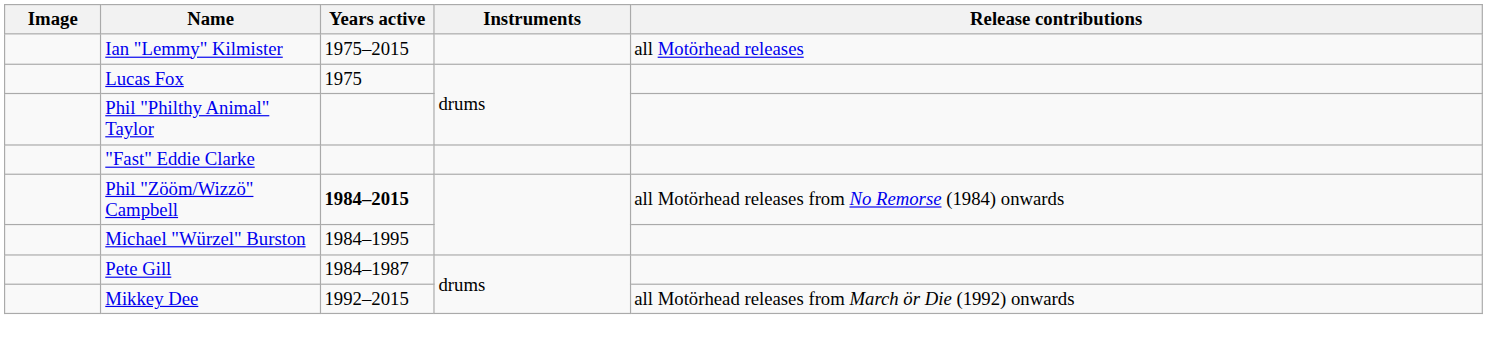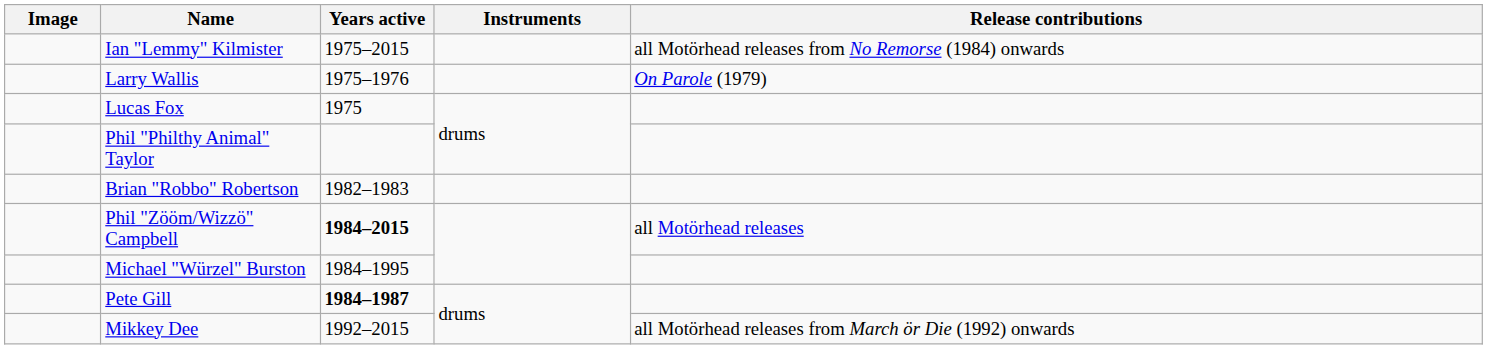(719, 49) all Motörhead releases -> (849, 49) all Motörhead releases from No Remorse (1984) onwards
+ row: (152, 78)
- row: (180, 159)
+ row: (202, 188)
(849, 199) all Motörhead releases from No Remorse (1984) onwards -> (719, 229) all Motörhead releases
(367, 269) normal -> (367, 298) bold
